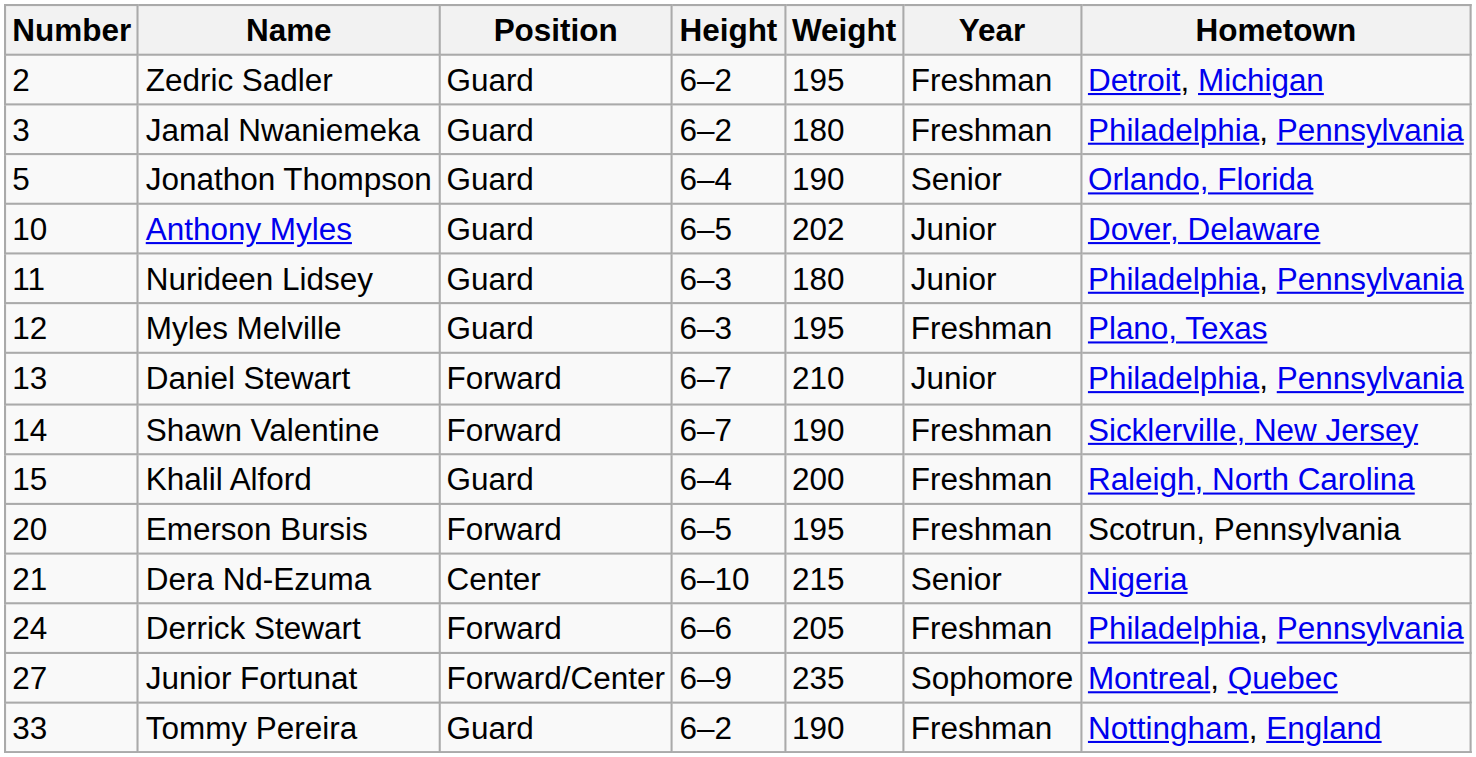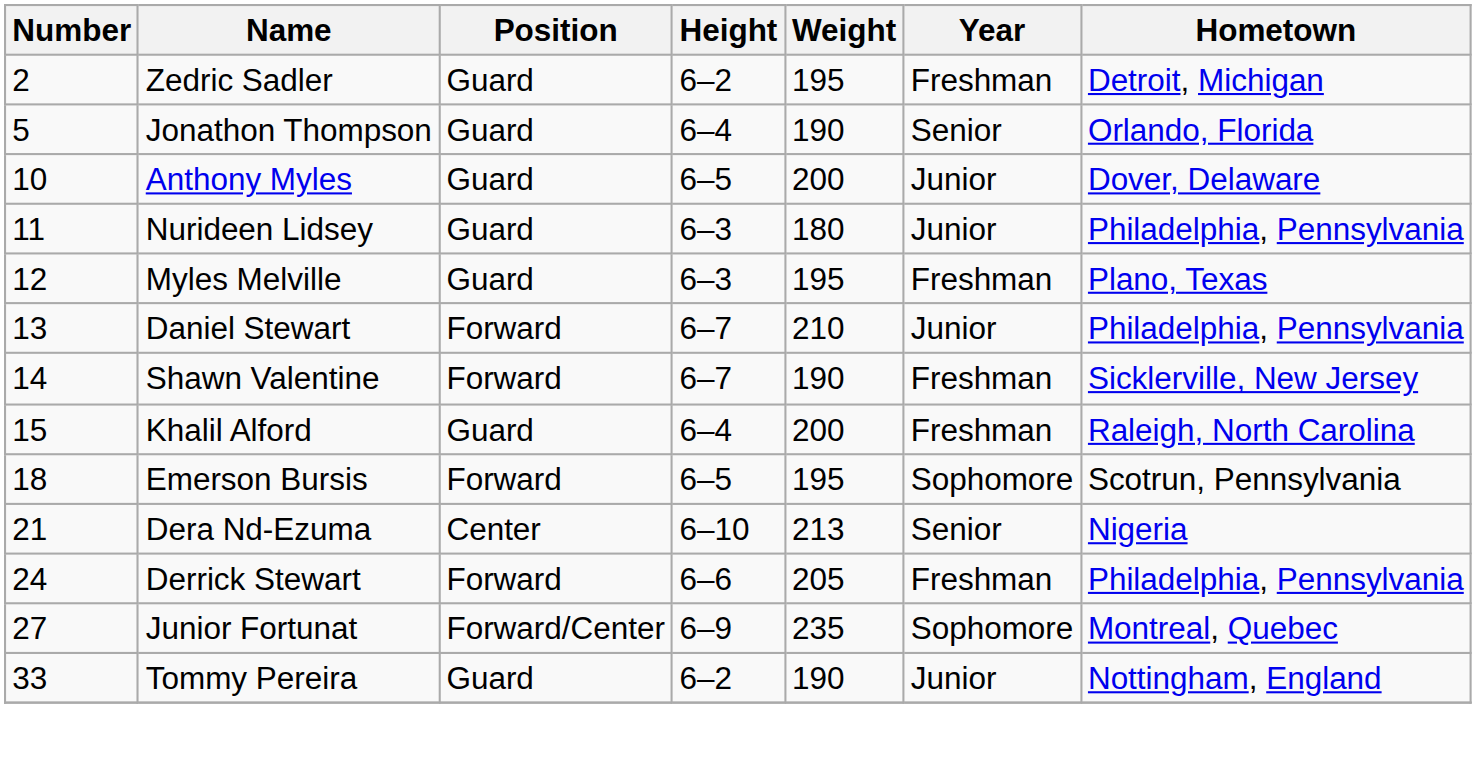- row: (283, 130)
(818, 229) 202 -> (818, 180) 200
(30, 528) 20 -> (30, 478) 18
(982, 528) Freshman -> (992, 478) Sophomore
(818, 578) 215 -> (818, 528) 213
(982, 727) Freshman -> (954, 678) Junior
